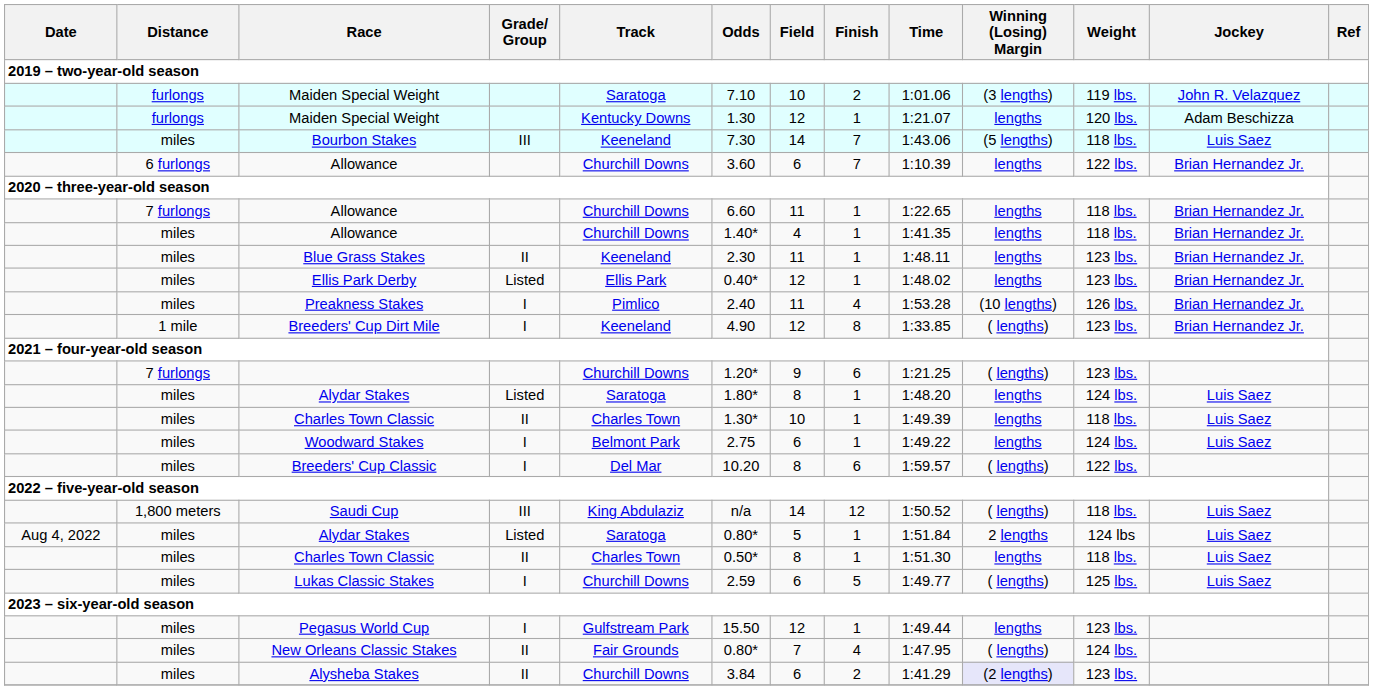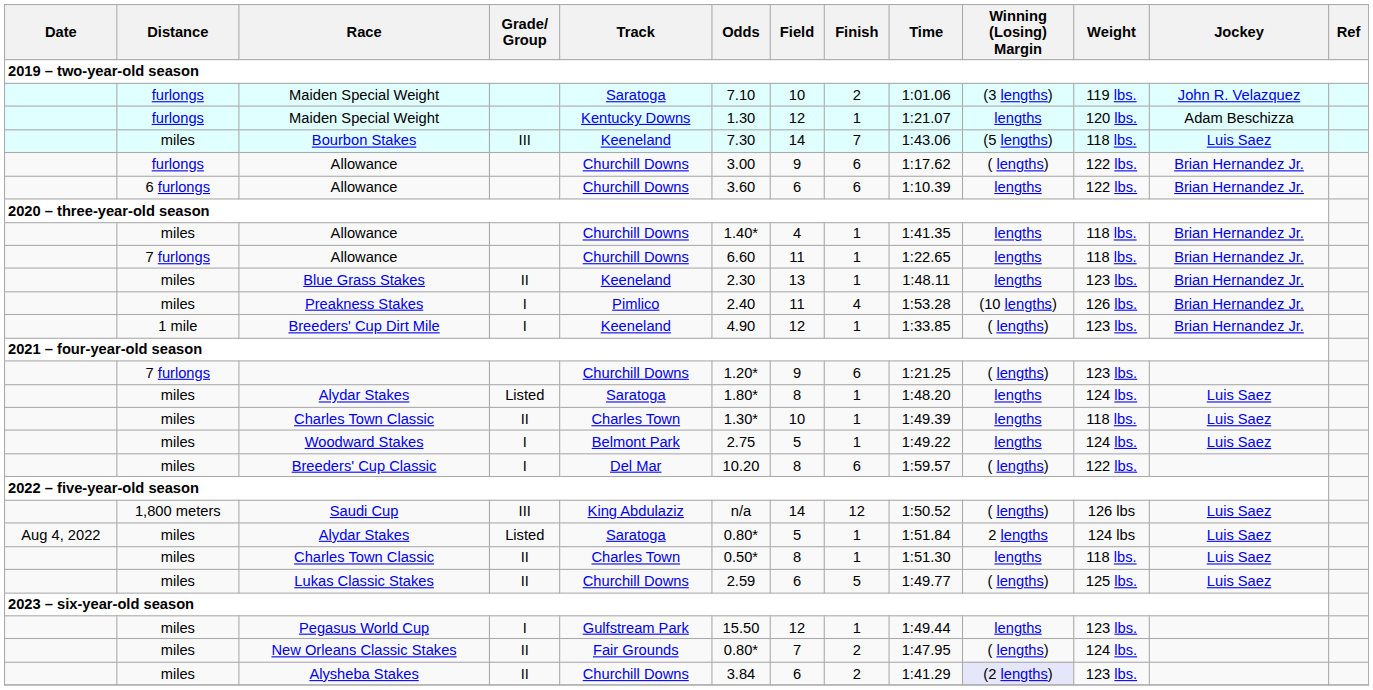+ row: (178, 164)
(857, 164) 7 -> (857, 187) 6
rows swapped: (178, 210) <-> (178, 233)
(797, 256) 11 -> (797, 280) 13
- row: (178, 280)
(857, 326) 8 -> (857, 326) 1
(797, 442) 6 -> (797, 442) 5
(1111, 511) 118 lbs. -> (1111, 511) 126 lbs
(525, 581) I -> (525, 581) II
(857, 650) 4 -> (857, 650) 2
